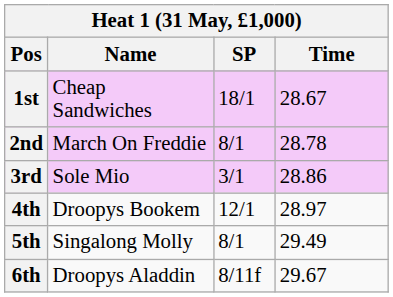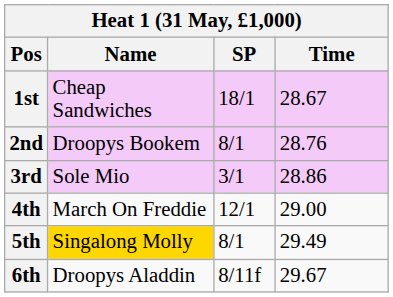(129, 143) March On Freddie -> (126, 143) Droopys Bookem
(303, 143) 28.78 -> (303, 143) 28.76
(126, 209) Droopys Bookem -> (129, 209) March On Freddie
(303, 209) 28.97 -> (303, 209) 29.00
(123, 242) no background -> (123, 242) gold background
